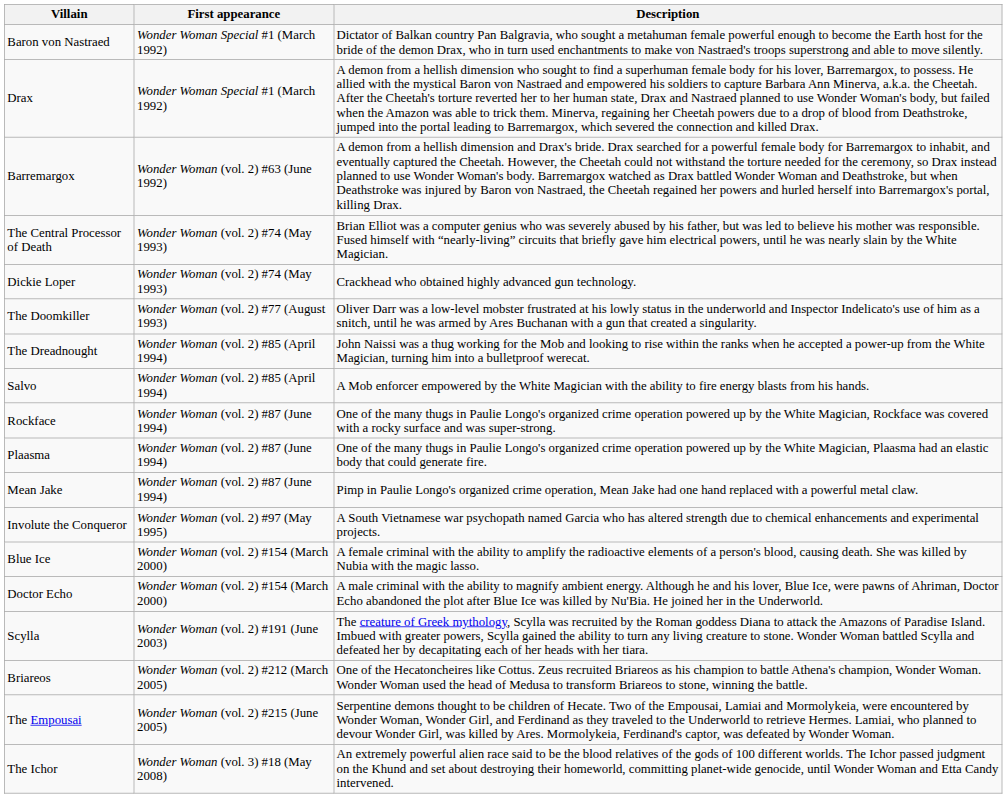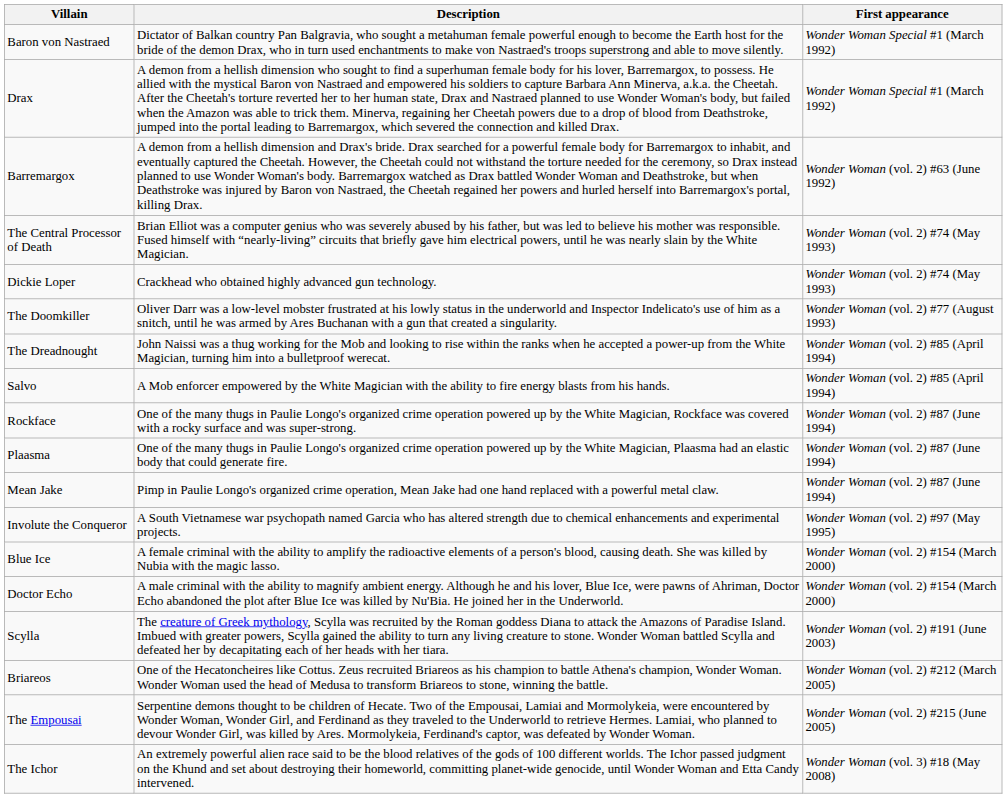columns swapped: (234, 14) <-> (668, 14)
